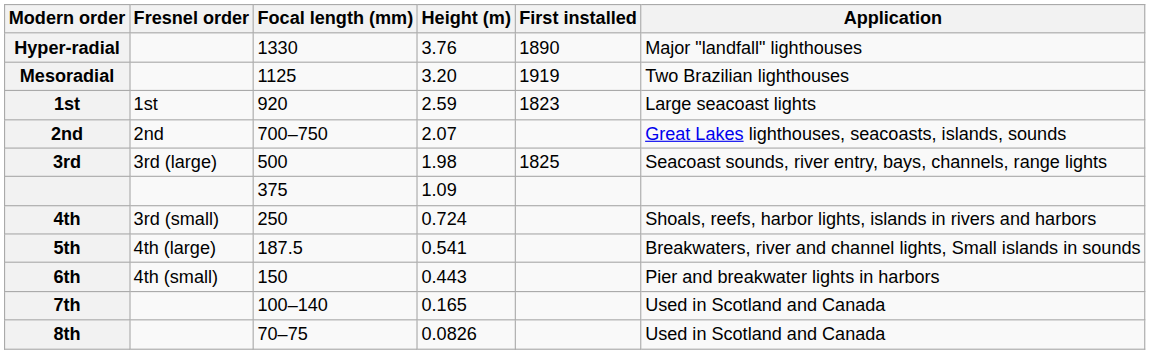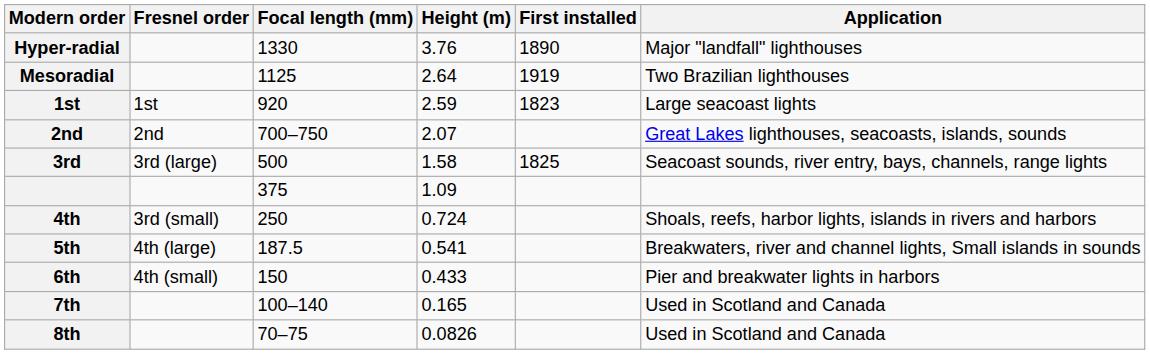(439, 76) 3.20 -> (439, 76) 2.64
(439, 162) 1.98 -> (439, 162) 1.58
(444, 276) 0.443 -> (444, 276) 0.433
